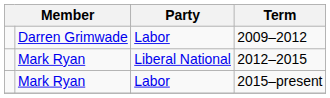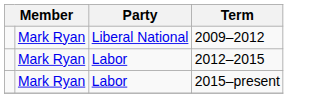(73, 37) Darren Grimwade -> (52, 37) Mark Ryan
(152, 37) Labor -> (140, 37) Liberal National
(183, 59) Liberal National -> (109, 59) Labor
